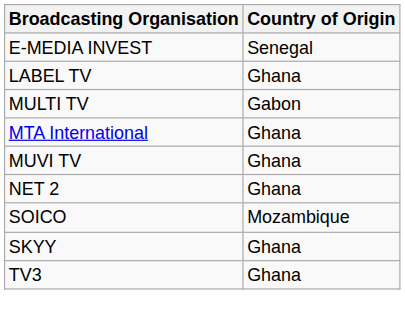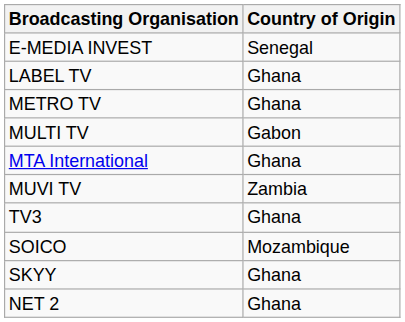+ row: (55, 104)
(274, 161) Ghana -> (277, 189) Zambia
rows swapped: (34, 189) <-> (25, 275)
